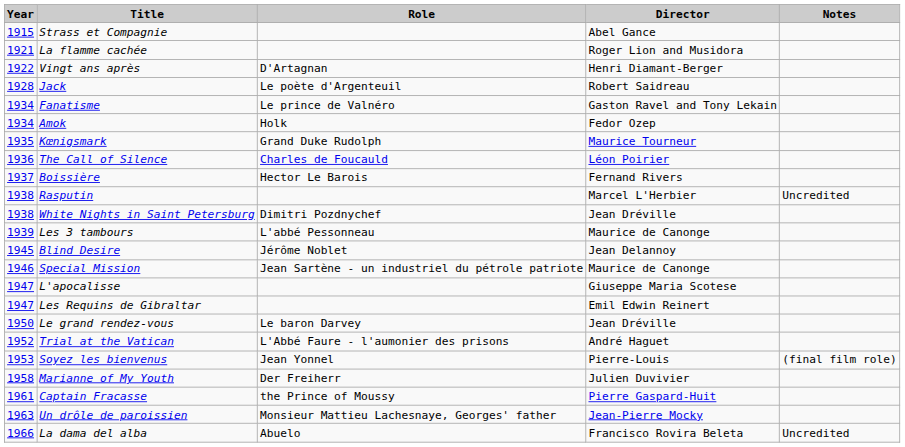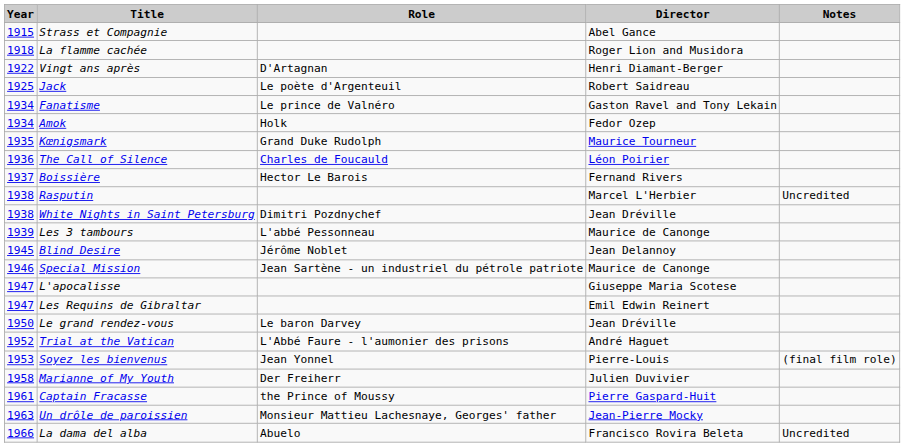(21, 50) 1921 -> (21, 50) 1918
(21, 86) 1928 -> (21, 86) 1925
